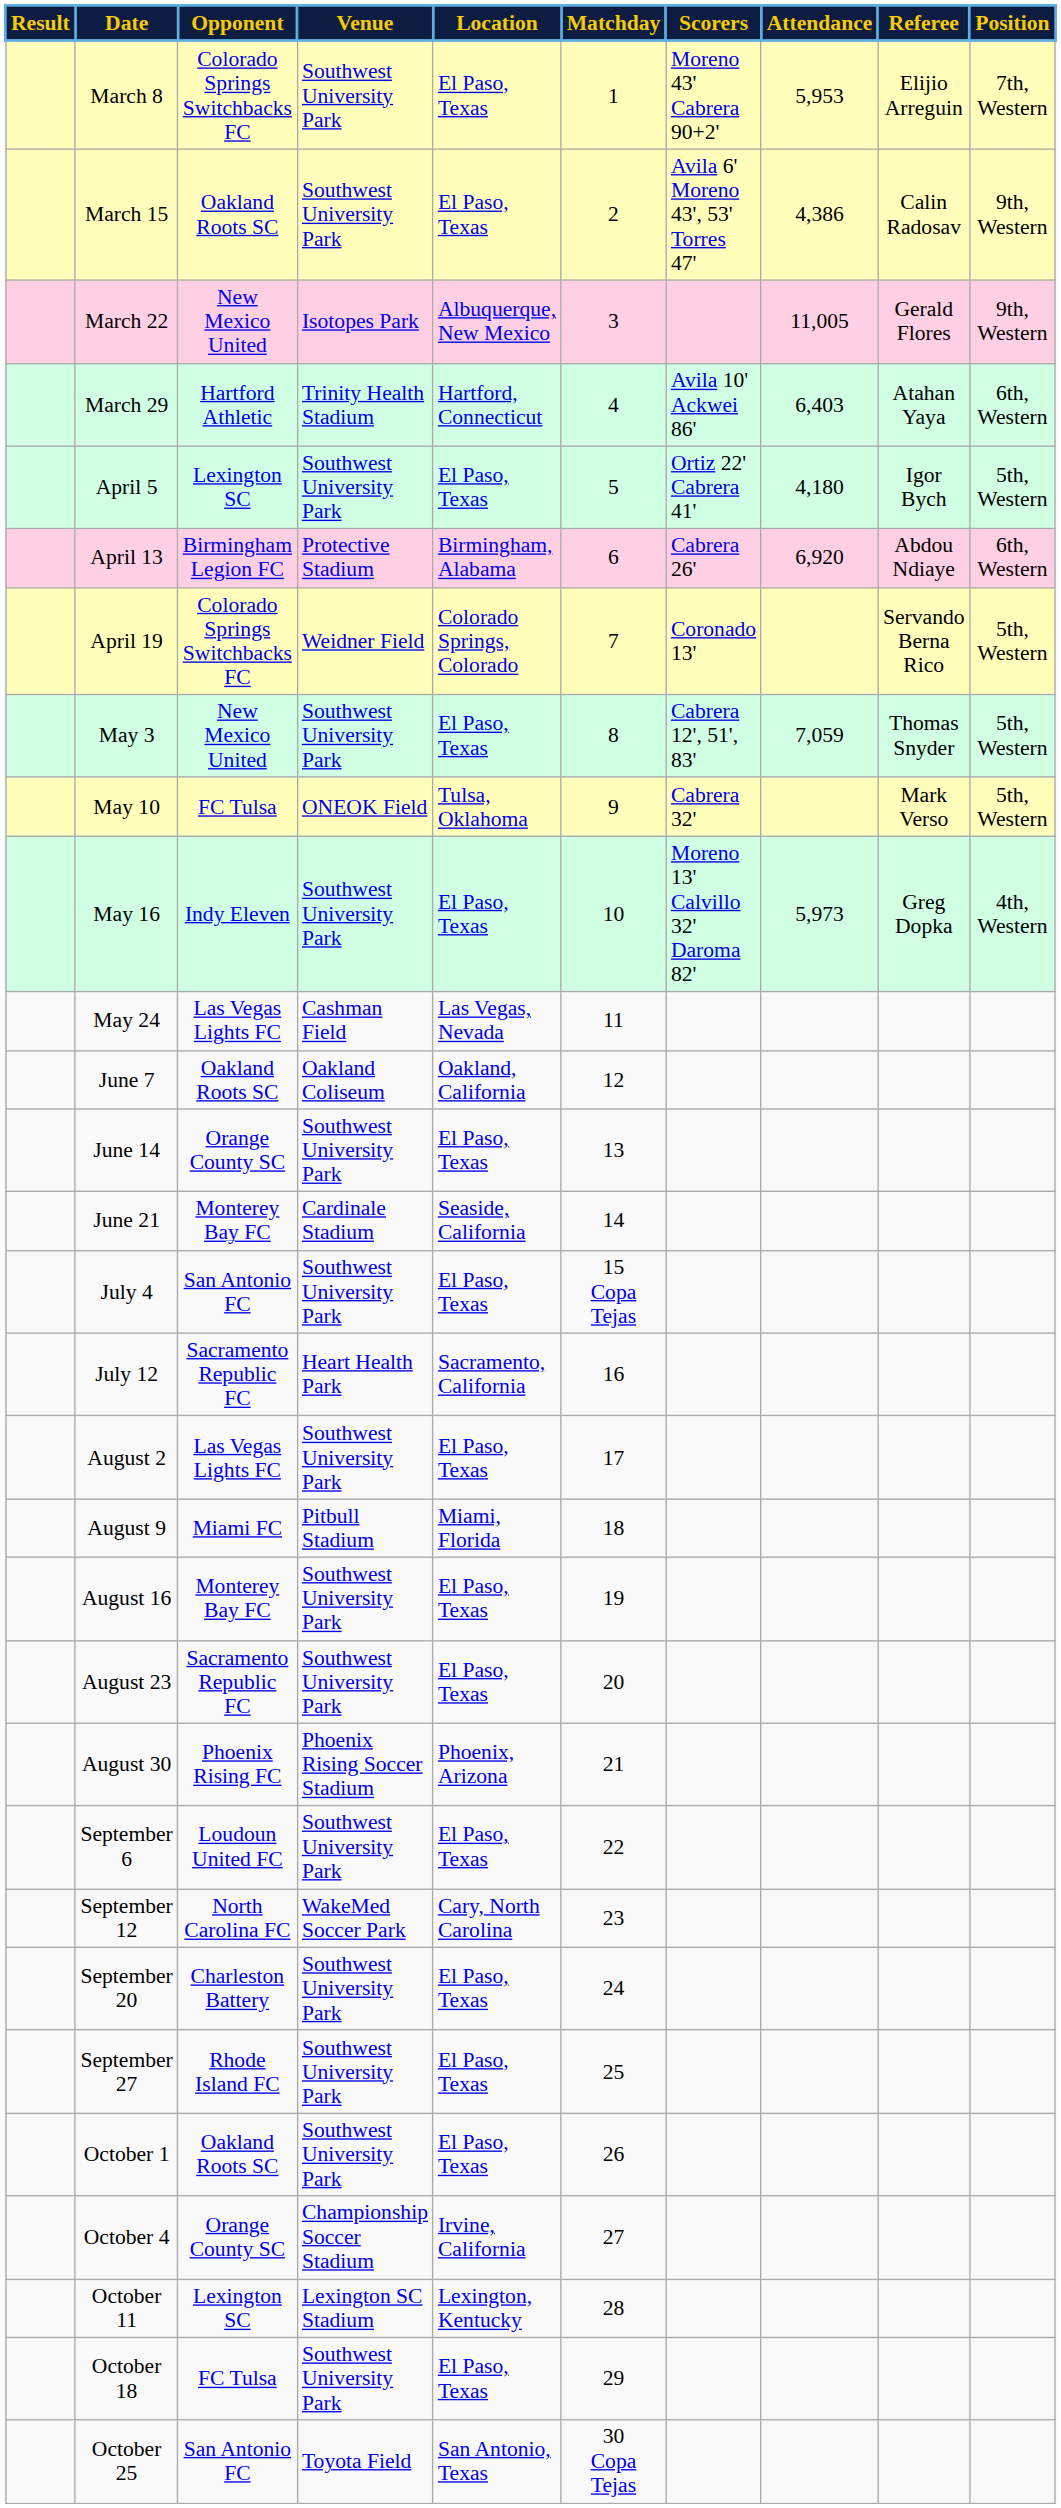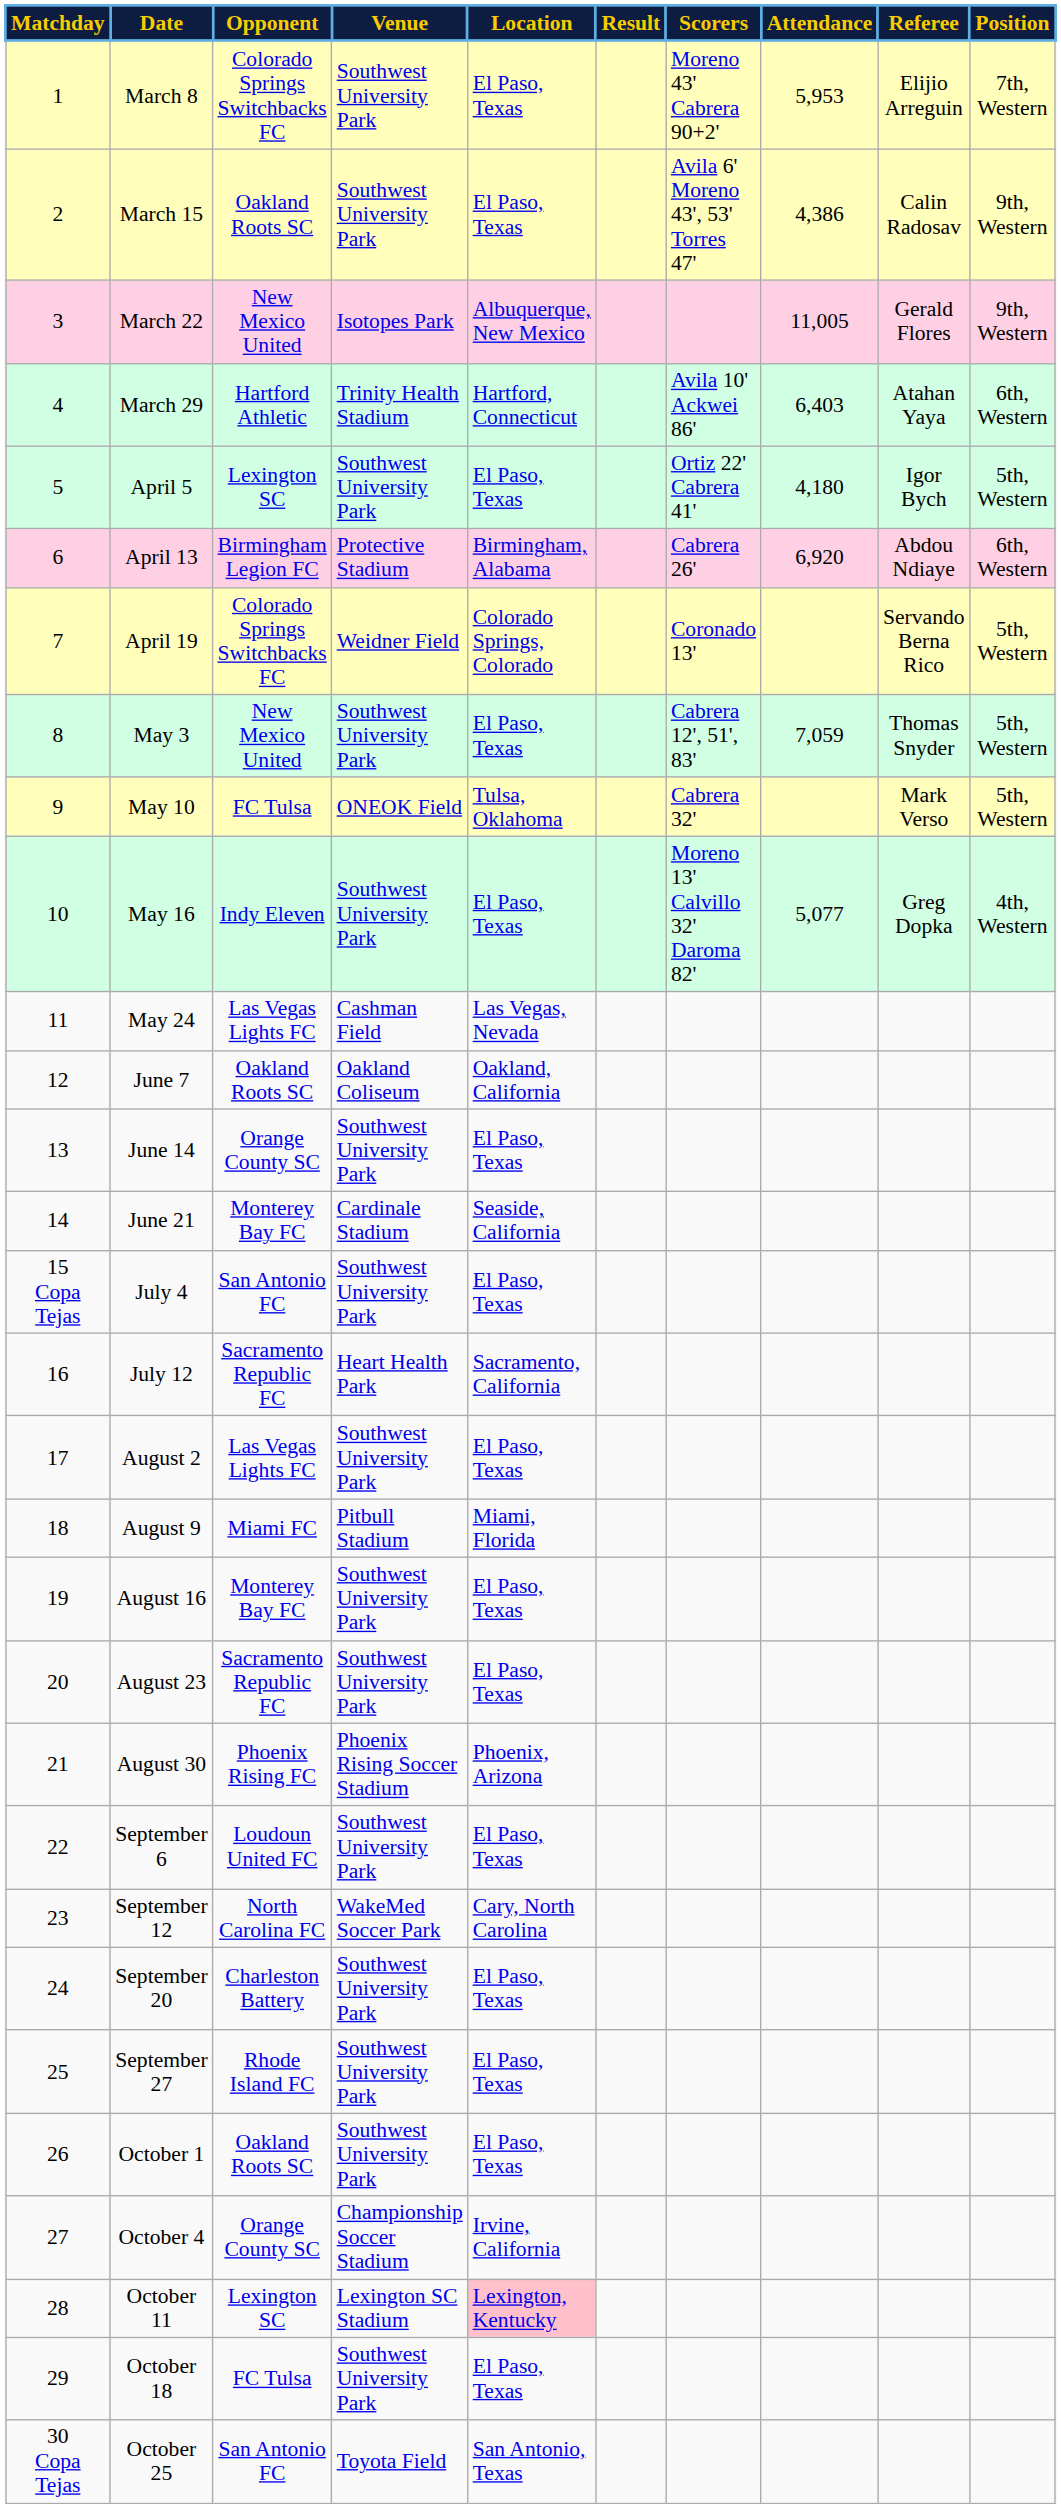columns swapped: (613, 22) <-> (40, 22)
(820, 913) 5,973 -> (820, 913) 5,077
(485, 2307) no background -> (520, 2307) pink background
